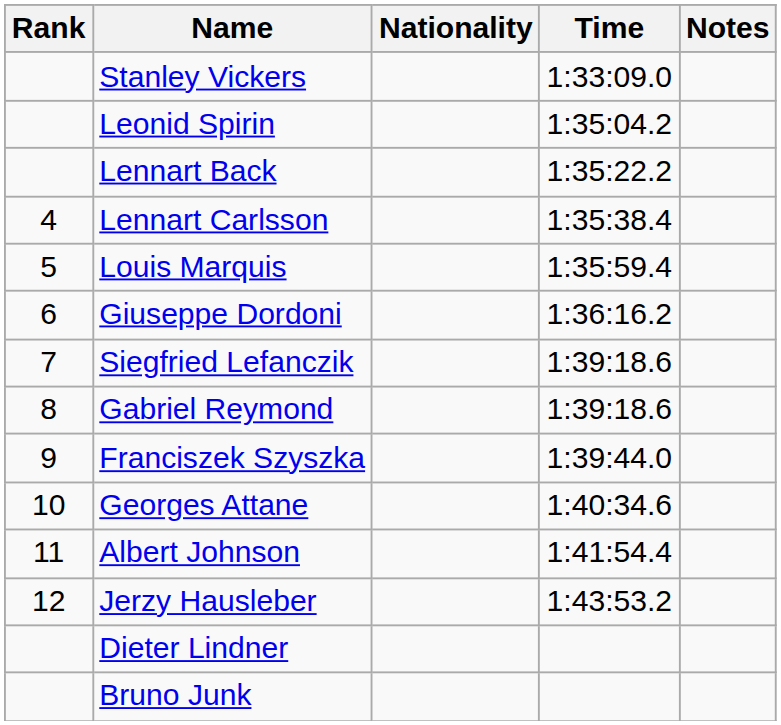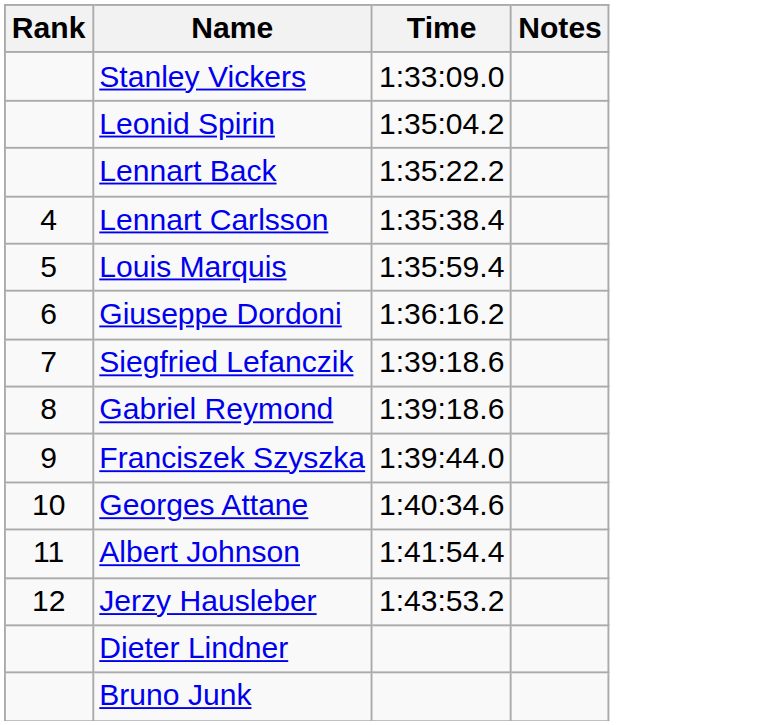- column: (456, 28)
